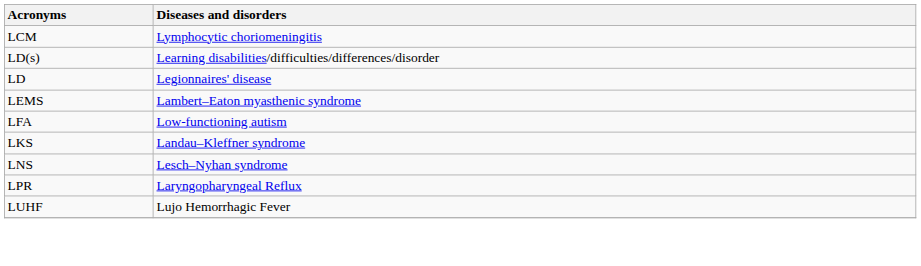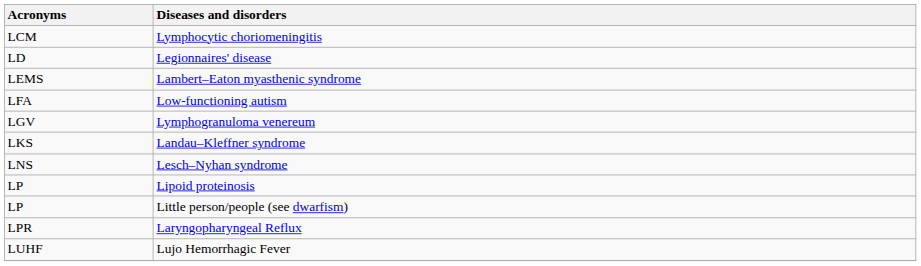- row: (298, 57)
+ row: (236, 121)
+ row: (206, 185)
+ row: (252, 206)
